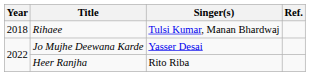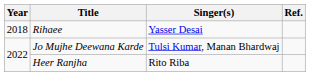(214, 29) Tulsi Kumar, Manan Bhardwaj -> (176, 29) Yasser Desai
(176, 46) Yasser Desai -> (214, 46) Tulsi Kumar, Manan Bhardwaj
